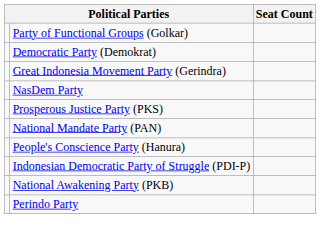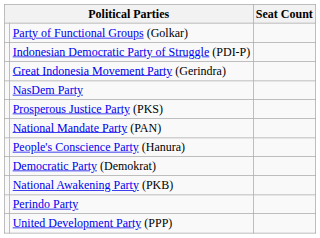rows swapped: (131, 166) <-> (84, 52)
+ row: (92, 223)
